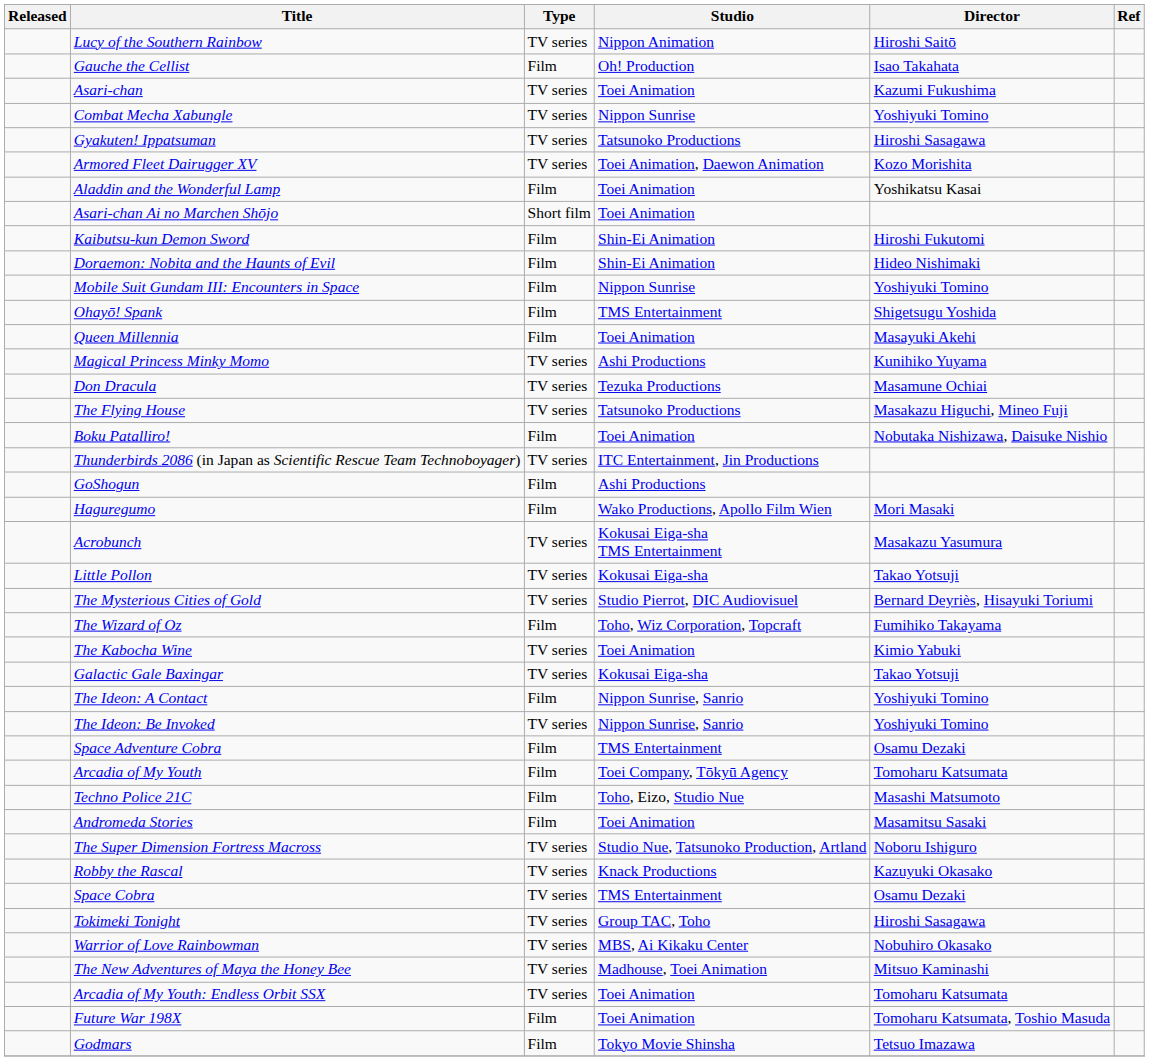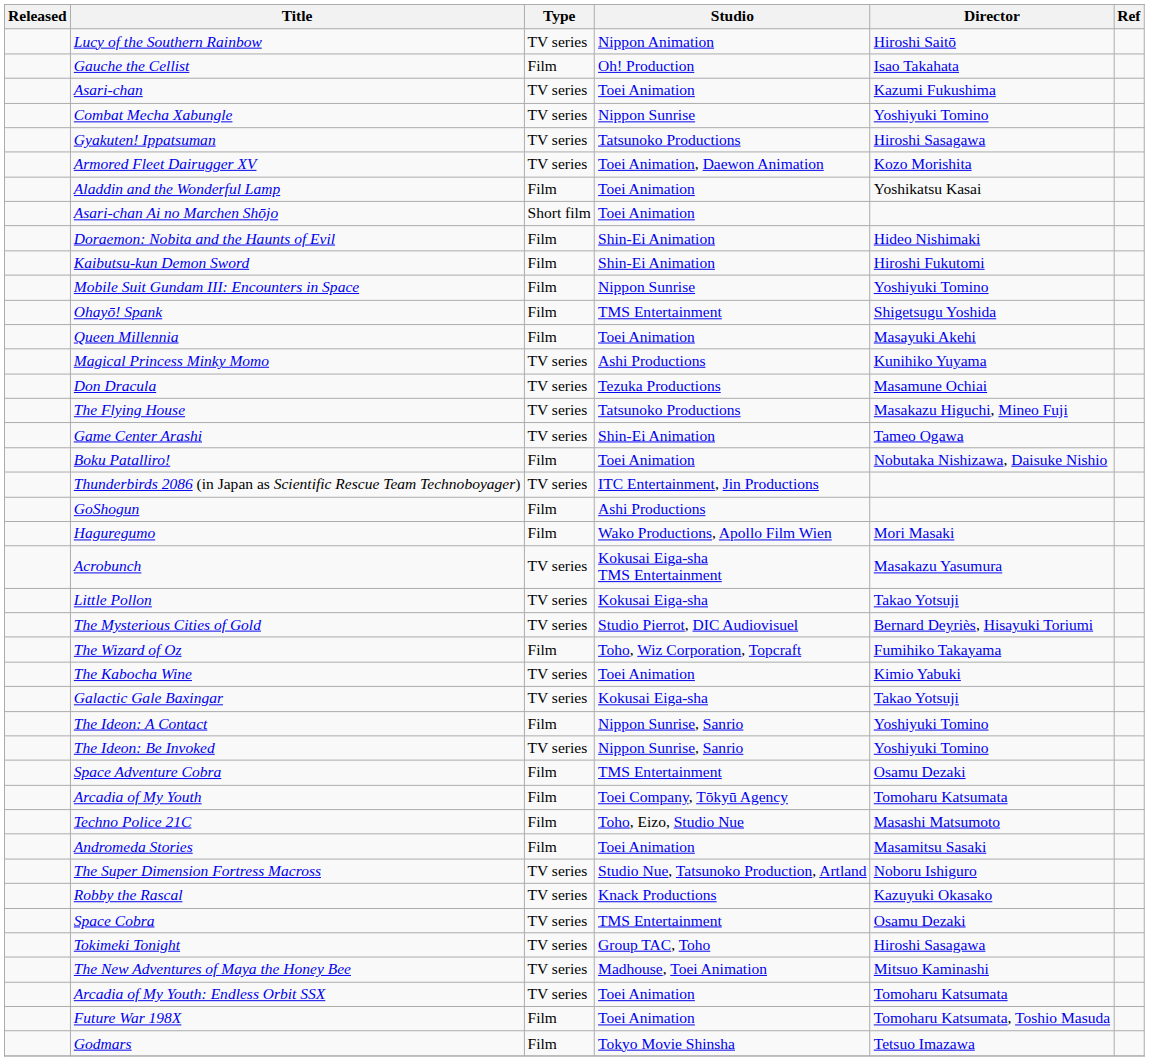rows swapped: (204, 262) <-> (161, 238)
+ row: (138, 435)
- row: (166, 944)
